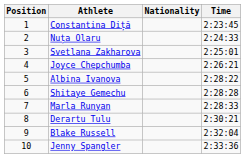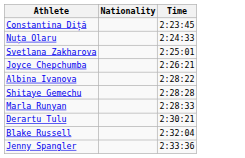- column: (26, 11)
